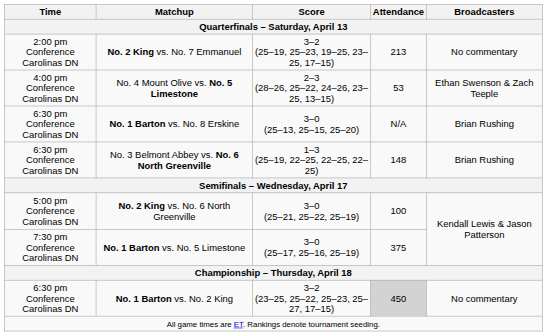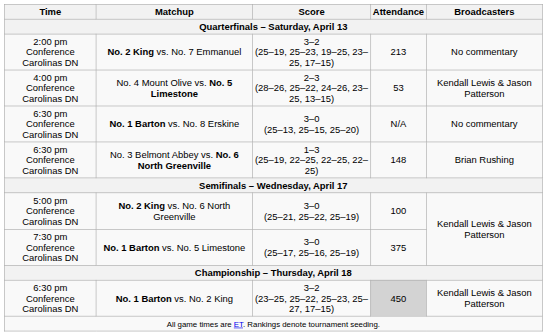(484, 88) Ethan Swenson & Zach Teeple -> (484, 88) Kendall Lewis & Jason Patterson
(484, 124) Brian Rushing -> (484, 124) No commentary
(484, 298) No commentary -> (484, 298) Kendall Lewis & Jason Patterson
